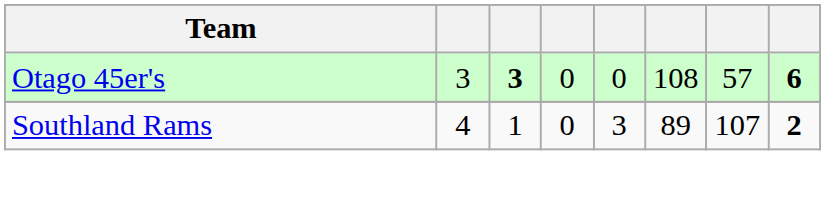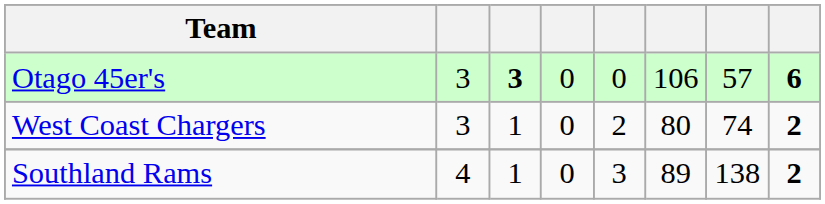(676, 76) 108 -> (676, 76) 106
+ row: (139, 125)
(737, 125) 107 -> (737, 173) 138
